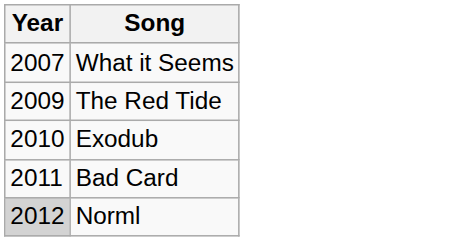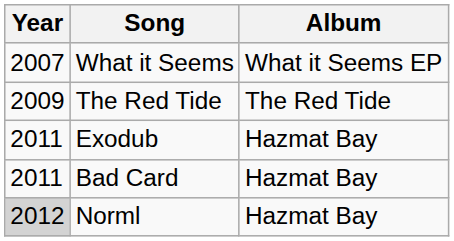+ column: (344, 23)
(37, 139) 2010 -> (37, 139) 2011
